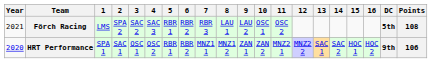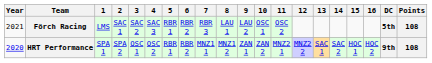(120, 27) SPA 2 -> (120, 27) SAC 1
(120, 48) SAC 1 -> (120, 48) SPA 2
(412, 48) 106 -> (412, 48) 108
